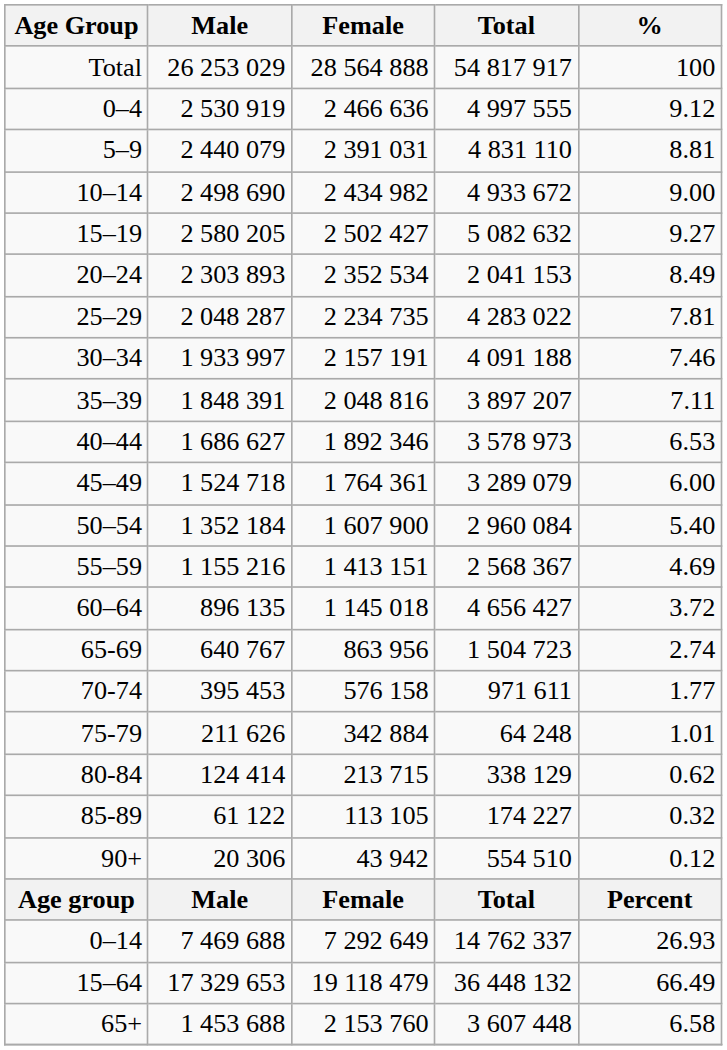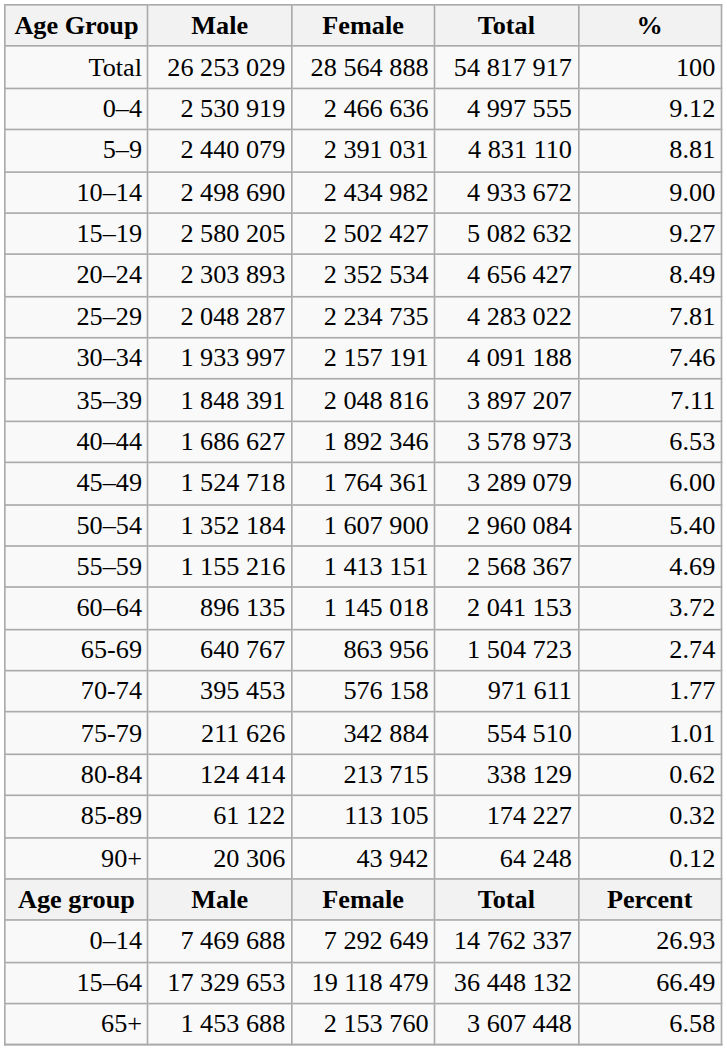(519, 274) 2 041 153 -> (519, 274) 4 656 427
(519, 607) 4 656 427 -> (519, 607) 2 041 153
(536, 732) 64 248 -> (529, 732) 554 510
(529, 857) 554 510 -> (536, 857) 64 248
